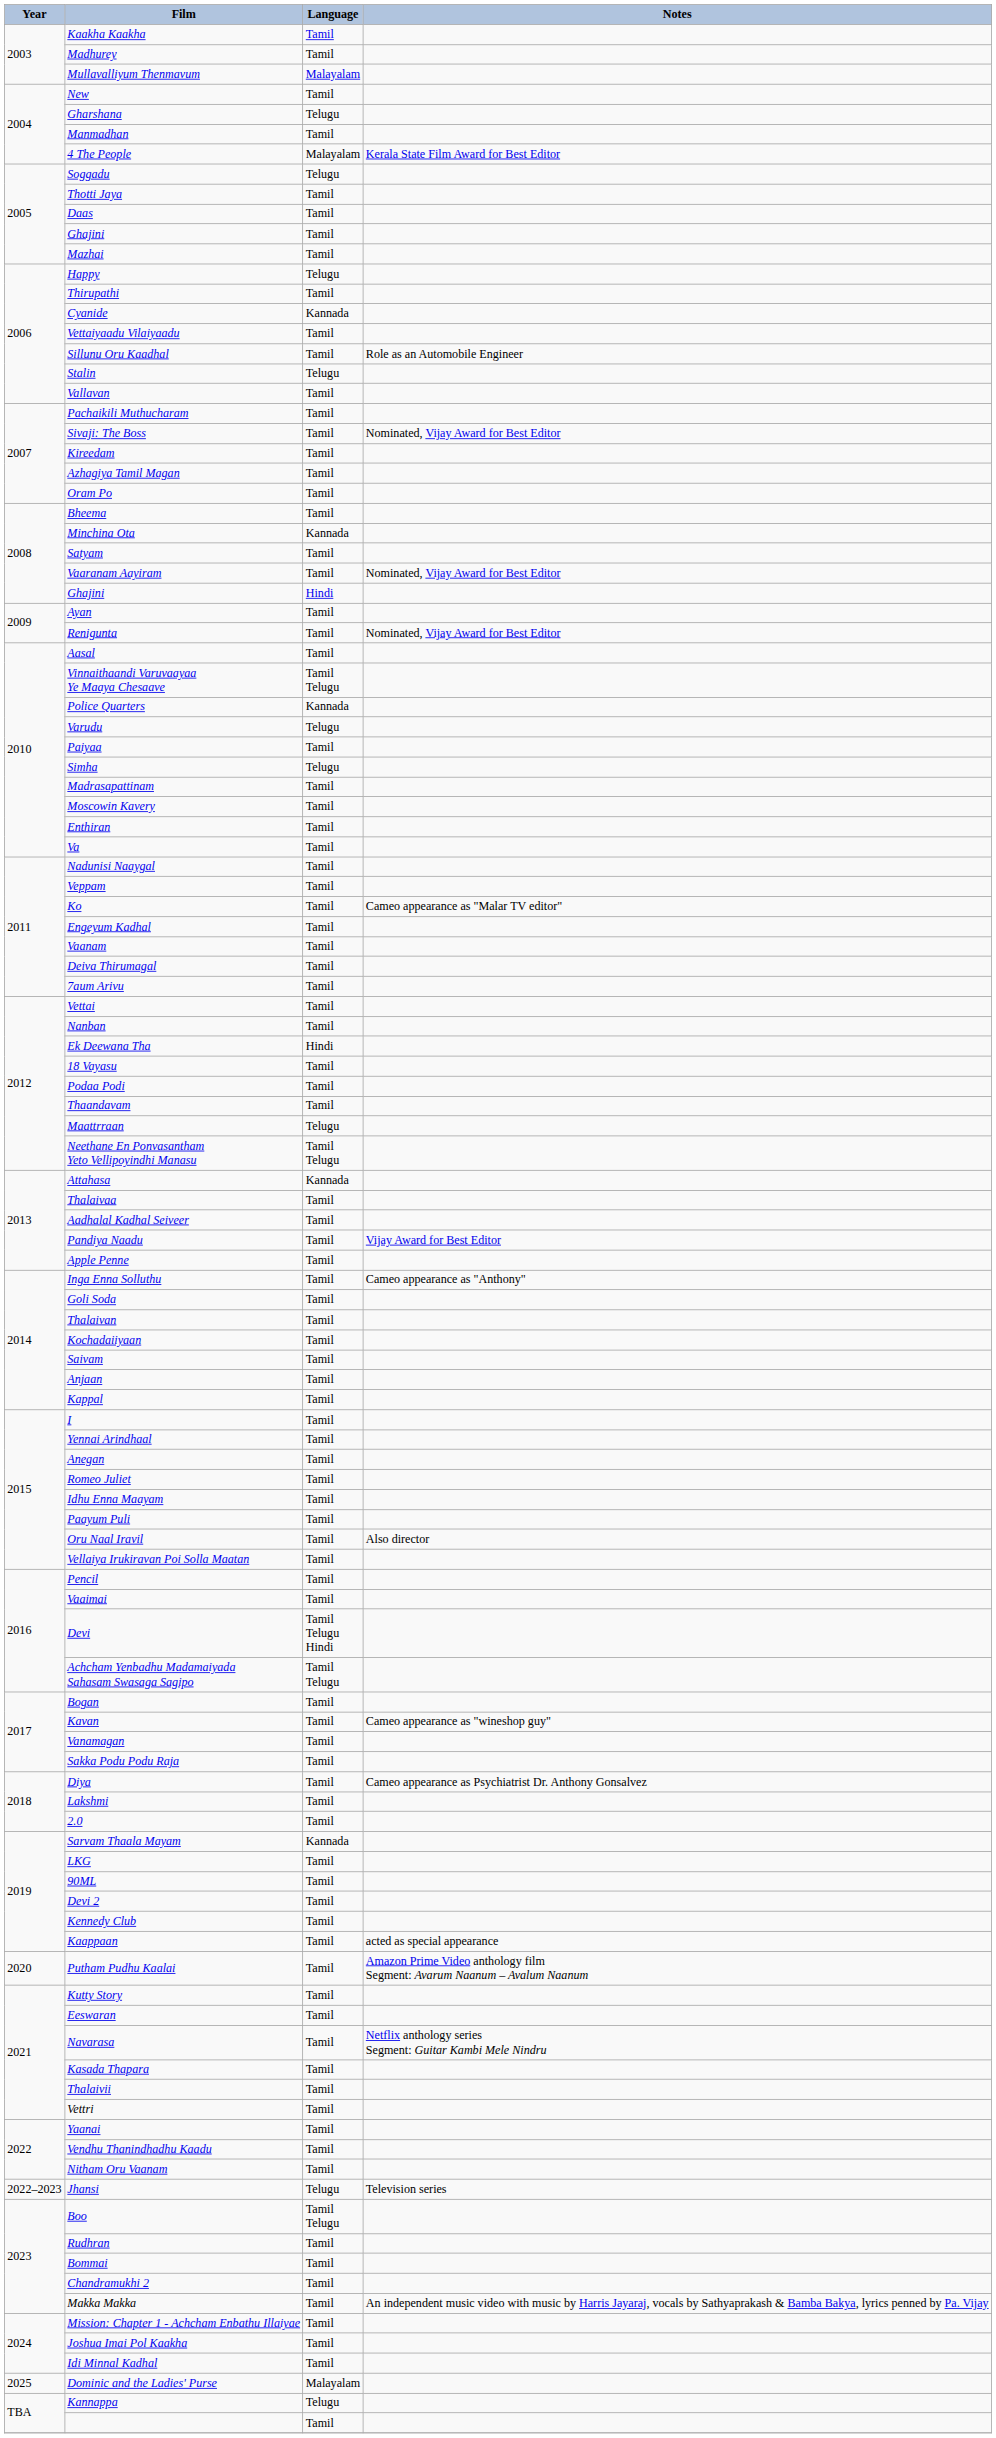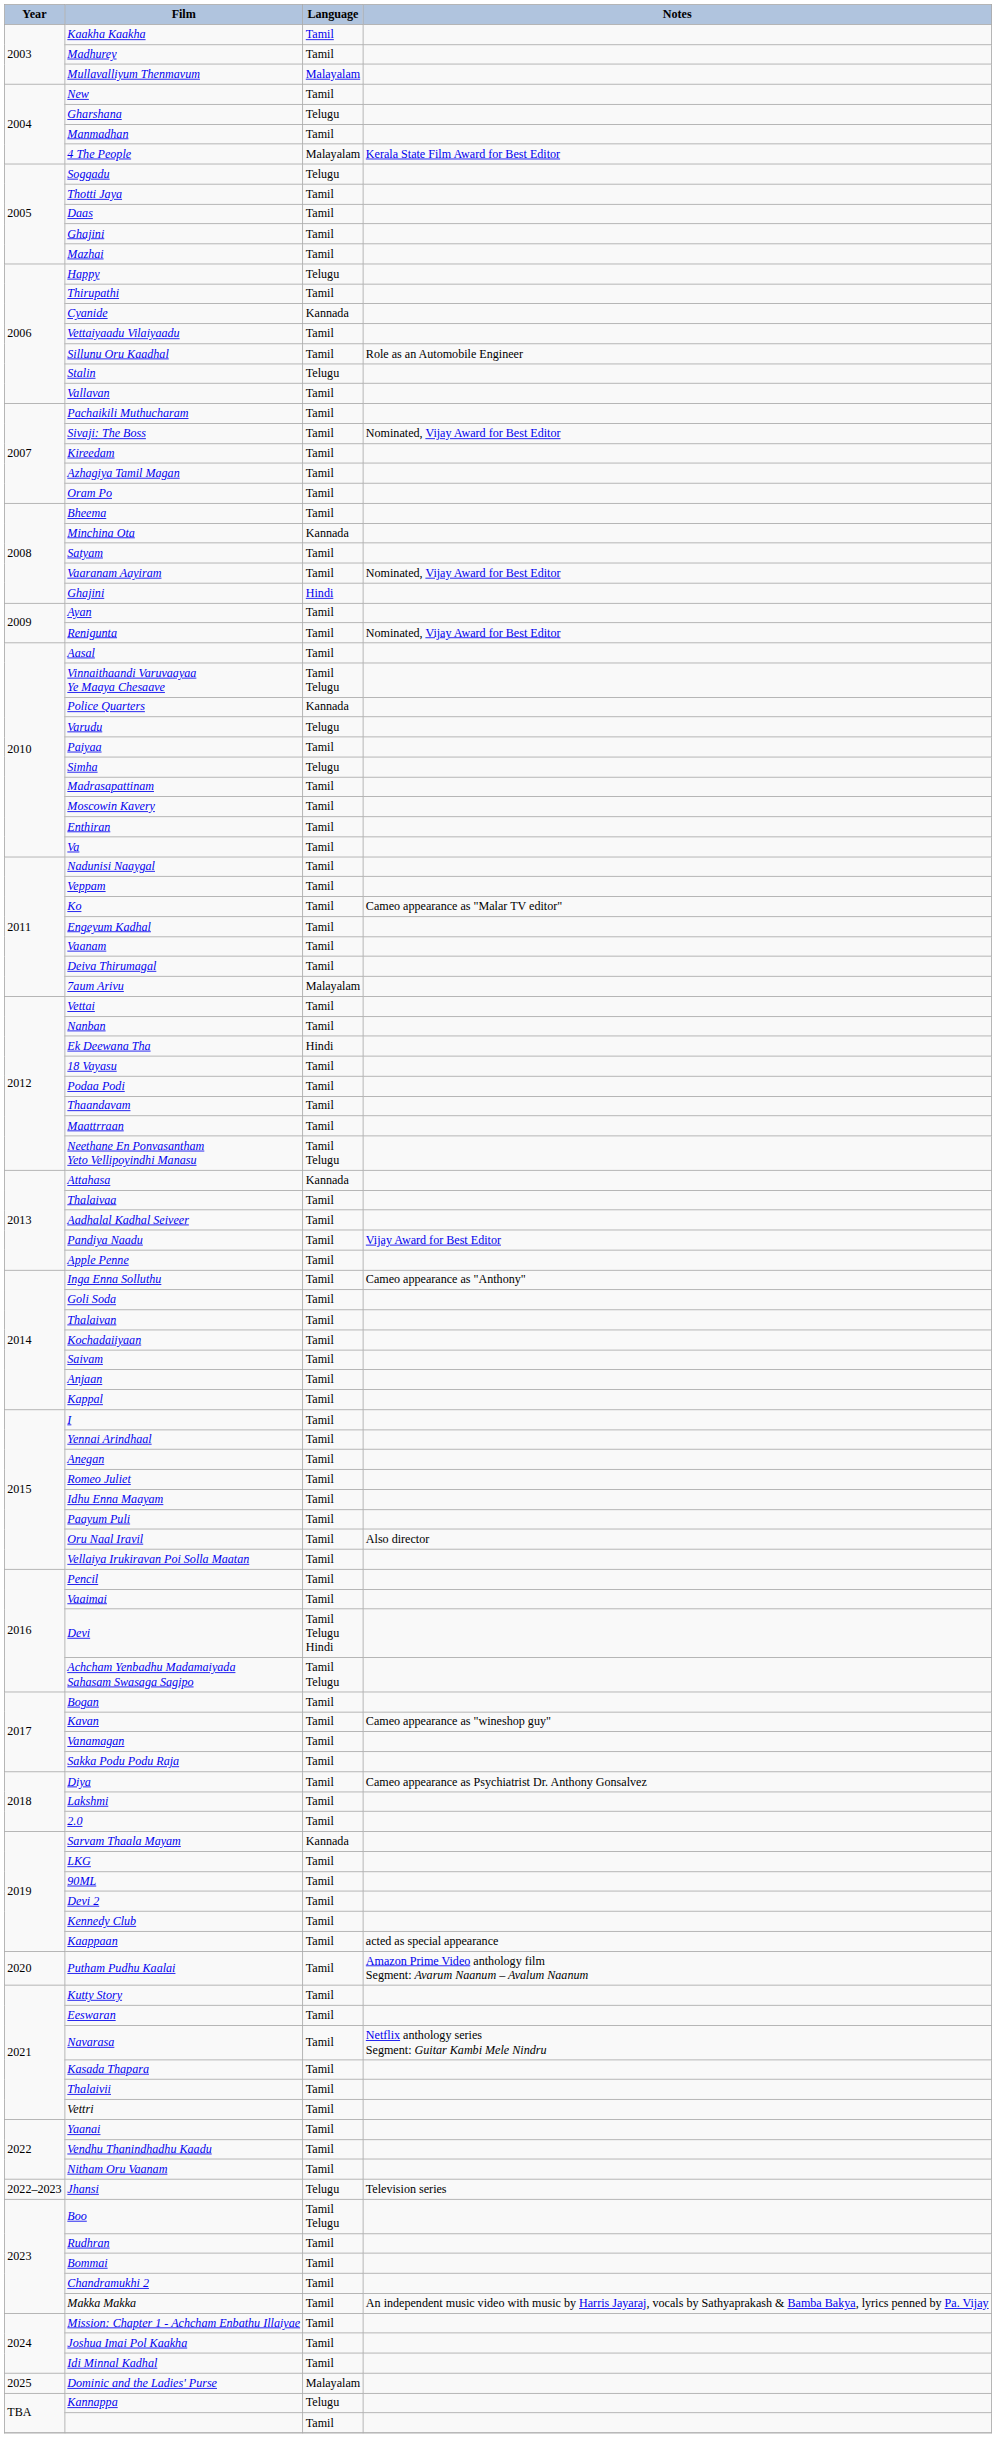(320, 986) Tamil -> (333, 986) Malayalam
(322, 1126) Telugu -> (320, 1126) Tamil
